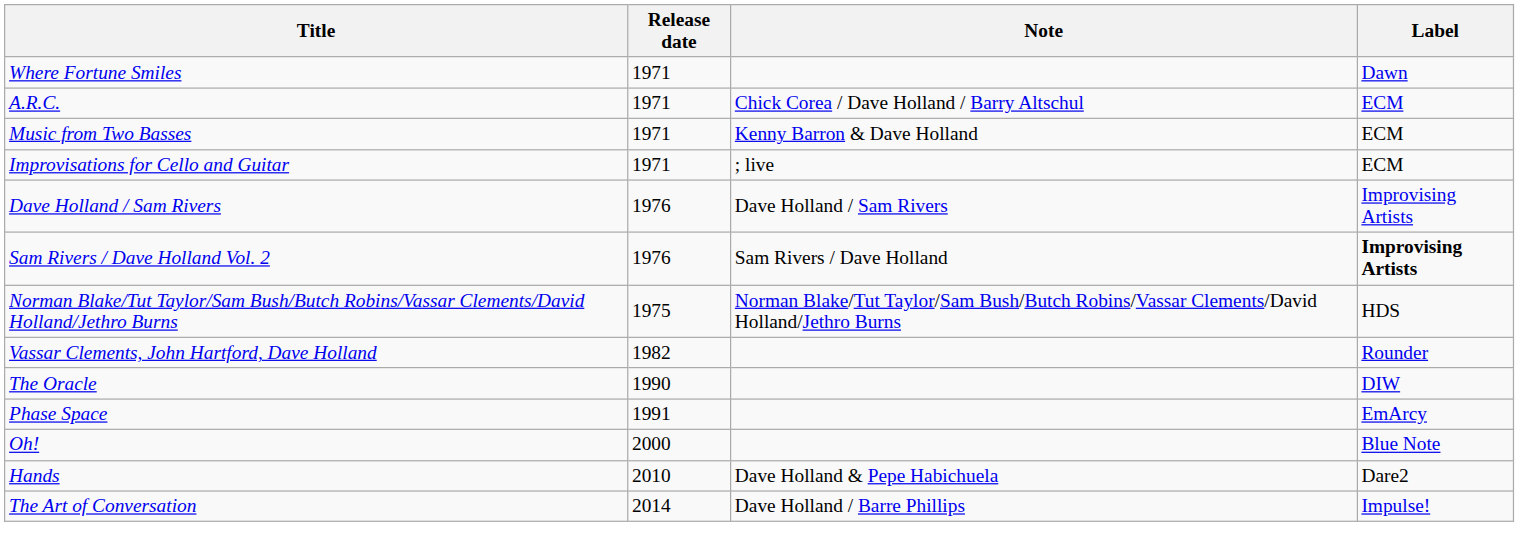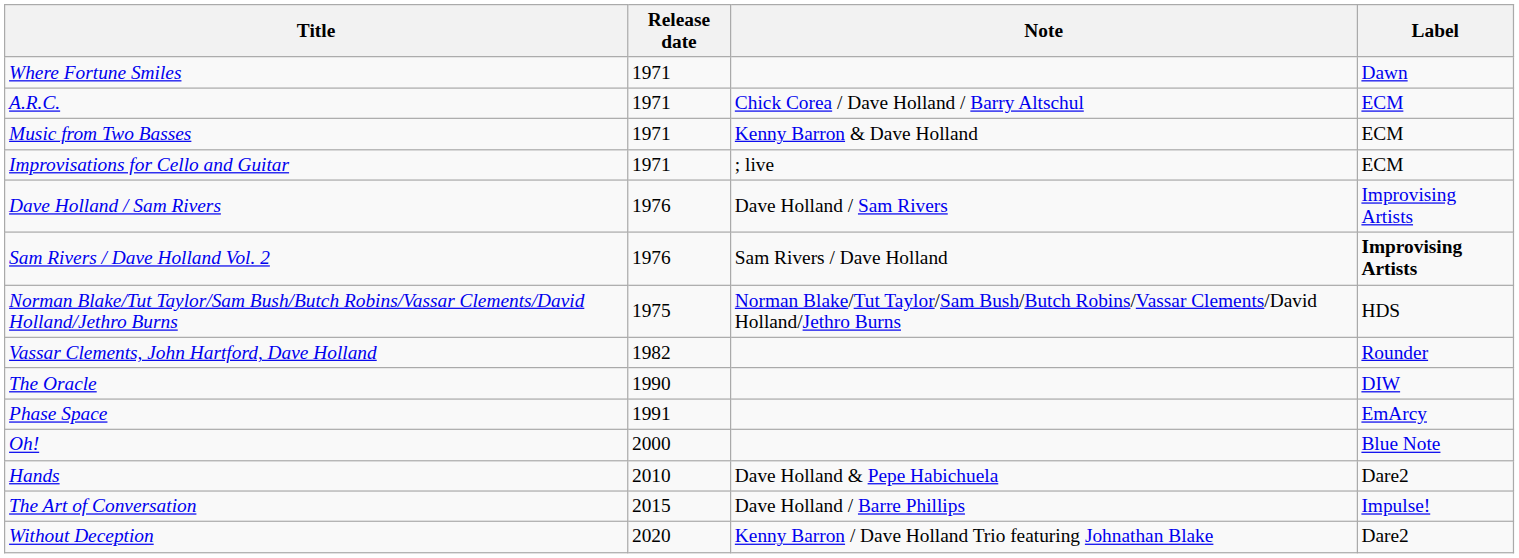(651, 506) 2014 -> (651, 506) 2015
+ row: (81, 536)
